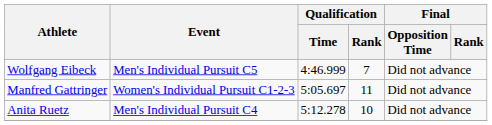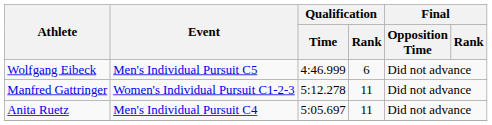(367, 69) 7 -> (367, 69) 6
(323, 89) 5:05.697 -> (323, 89) 5:12.278
(323, 110) 5:12.278 -> (323, 110) 5:05.697
(367, 110) 10 -> (367, 110) 11
